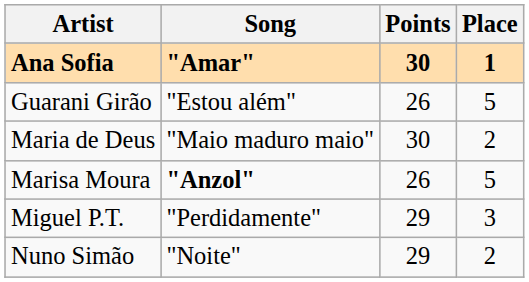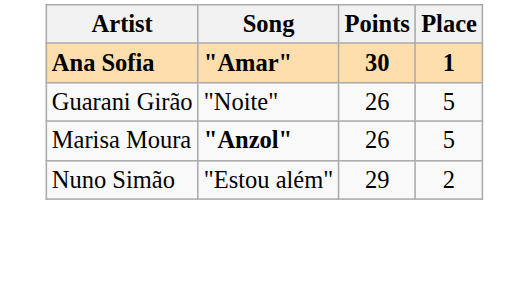(231, 101) "Estou além" -> (241, 101) "Noite"
- row: (83, 140)
- row: (68, 218)
(204, 256) "Noite" -> (269, 179) "Estou além"
